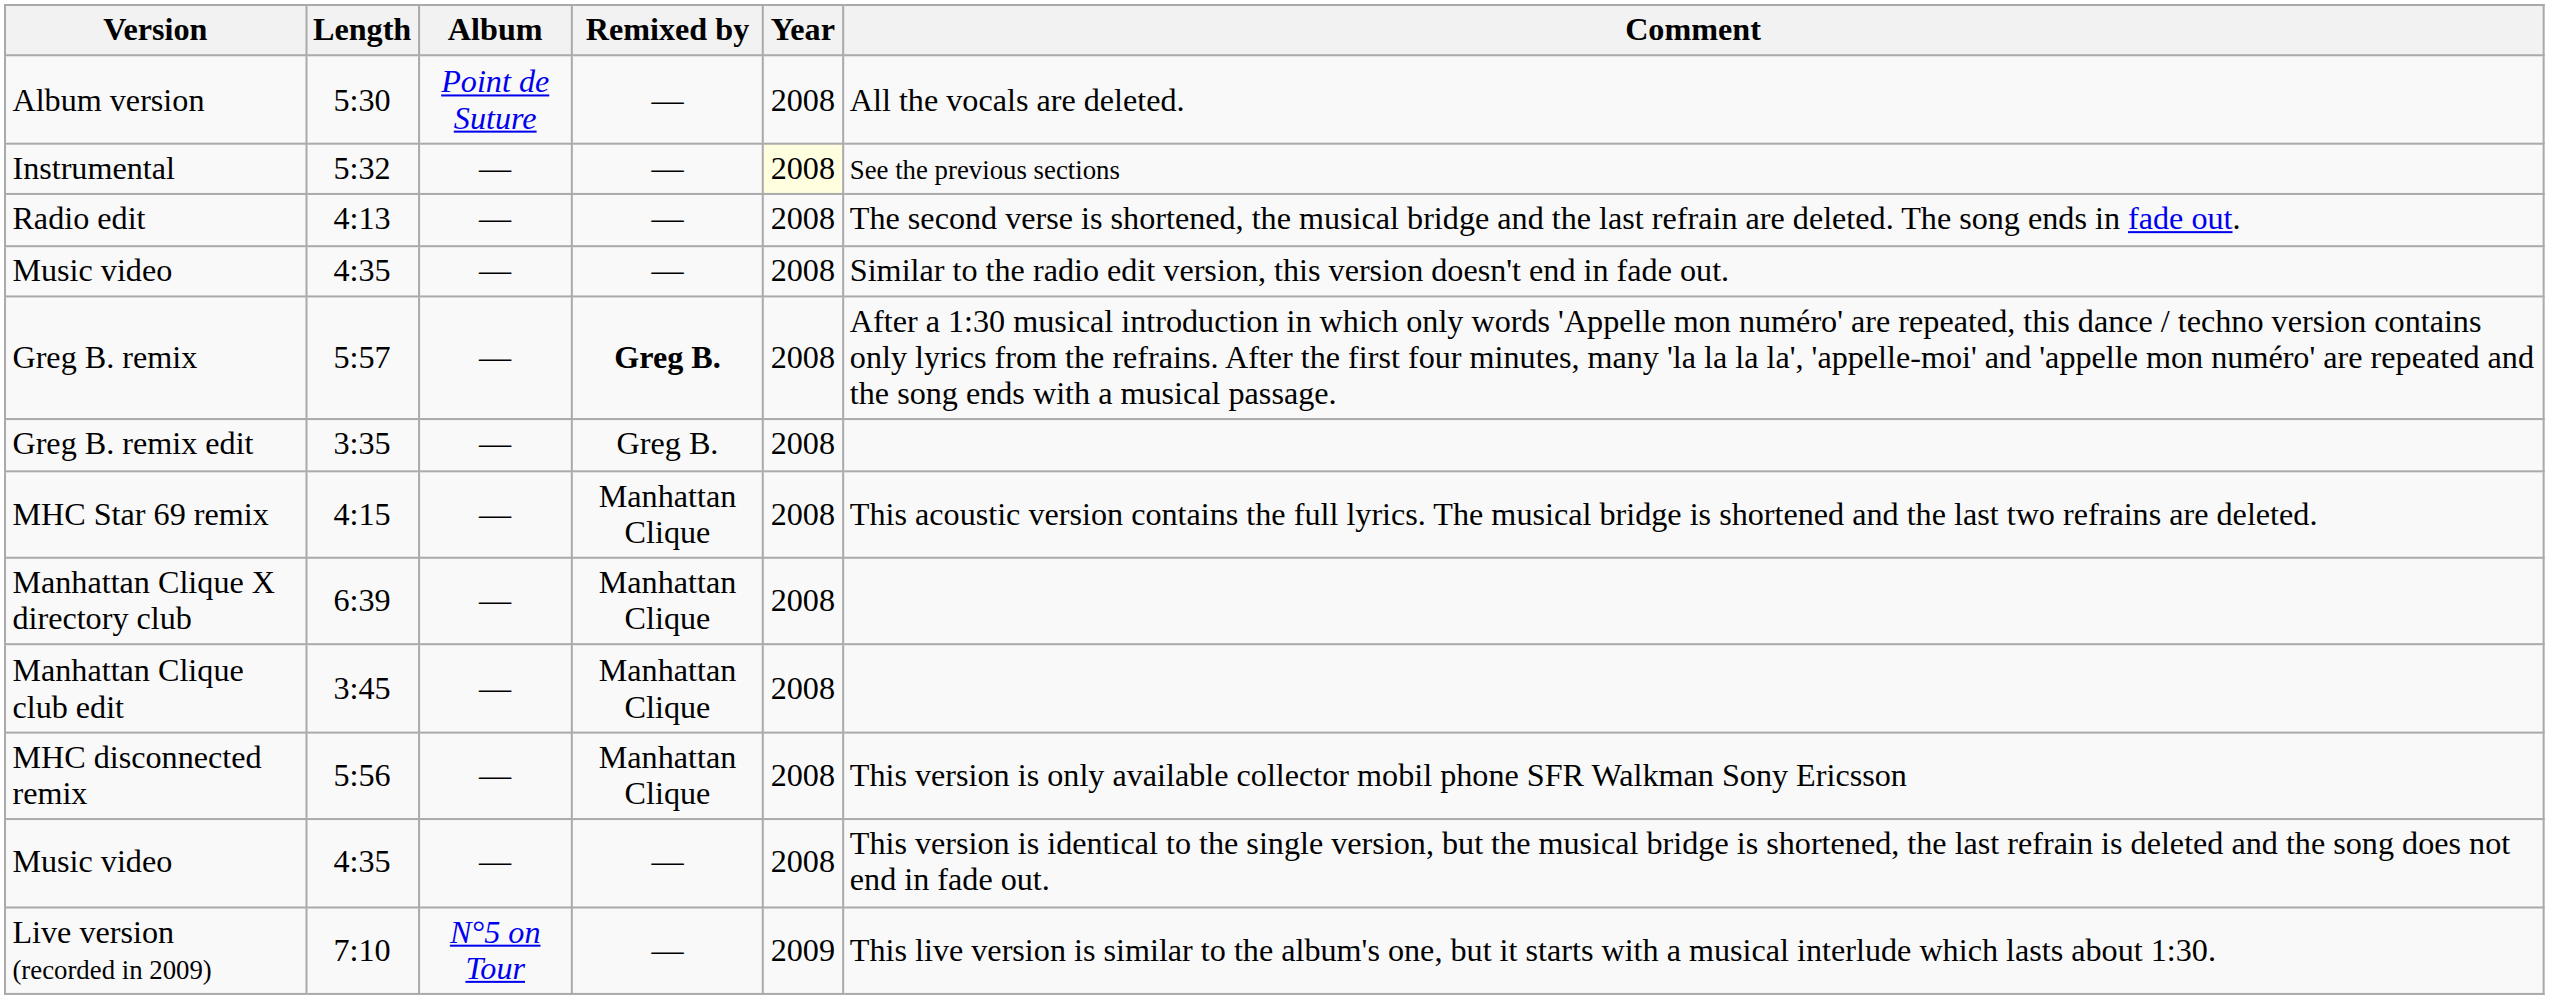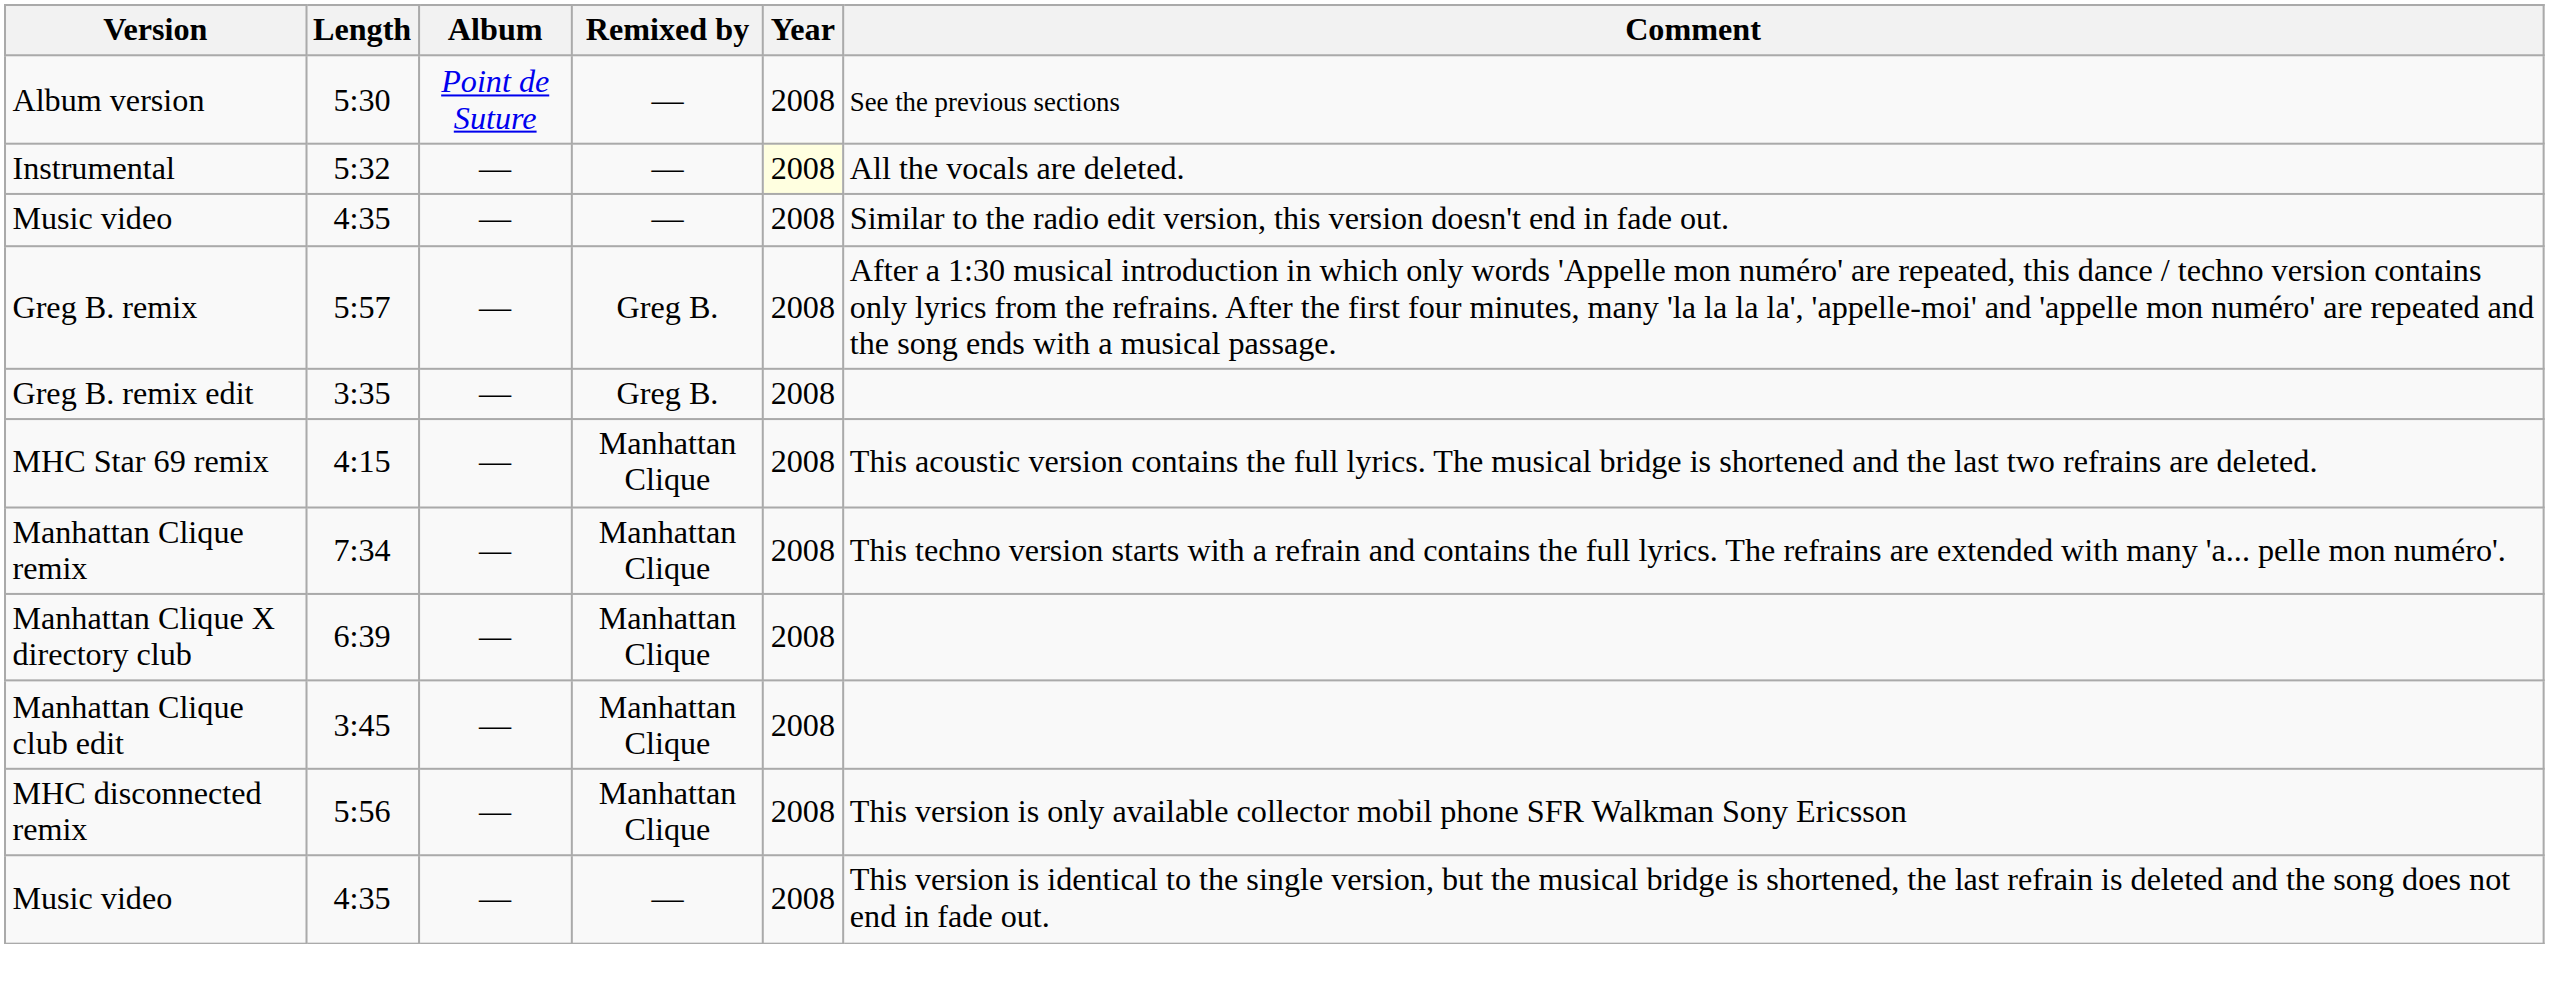(1017, 99) All the vocals are deleted. -> (985, 101) See the previous sections
(985, 170) See the previous sections -> (1017, 168) All the vocals are deleted.
- row: (79, 219)
(667, 357) bold -> (667, 306) normal
+ row: (128, 549)
- row: (112, 949)
